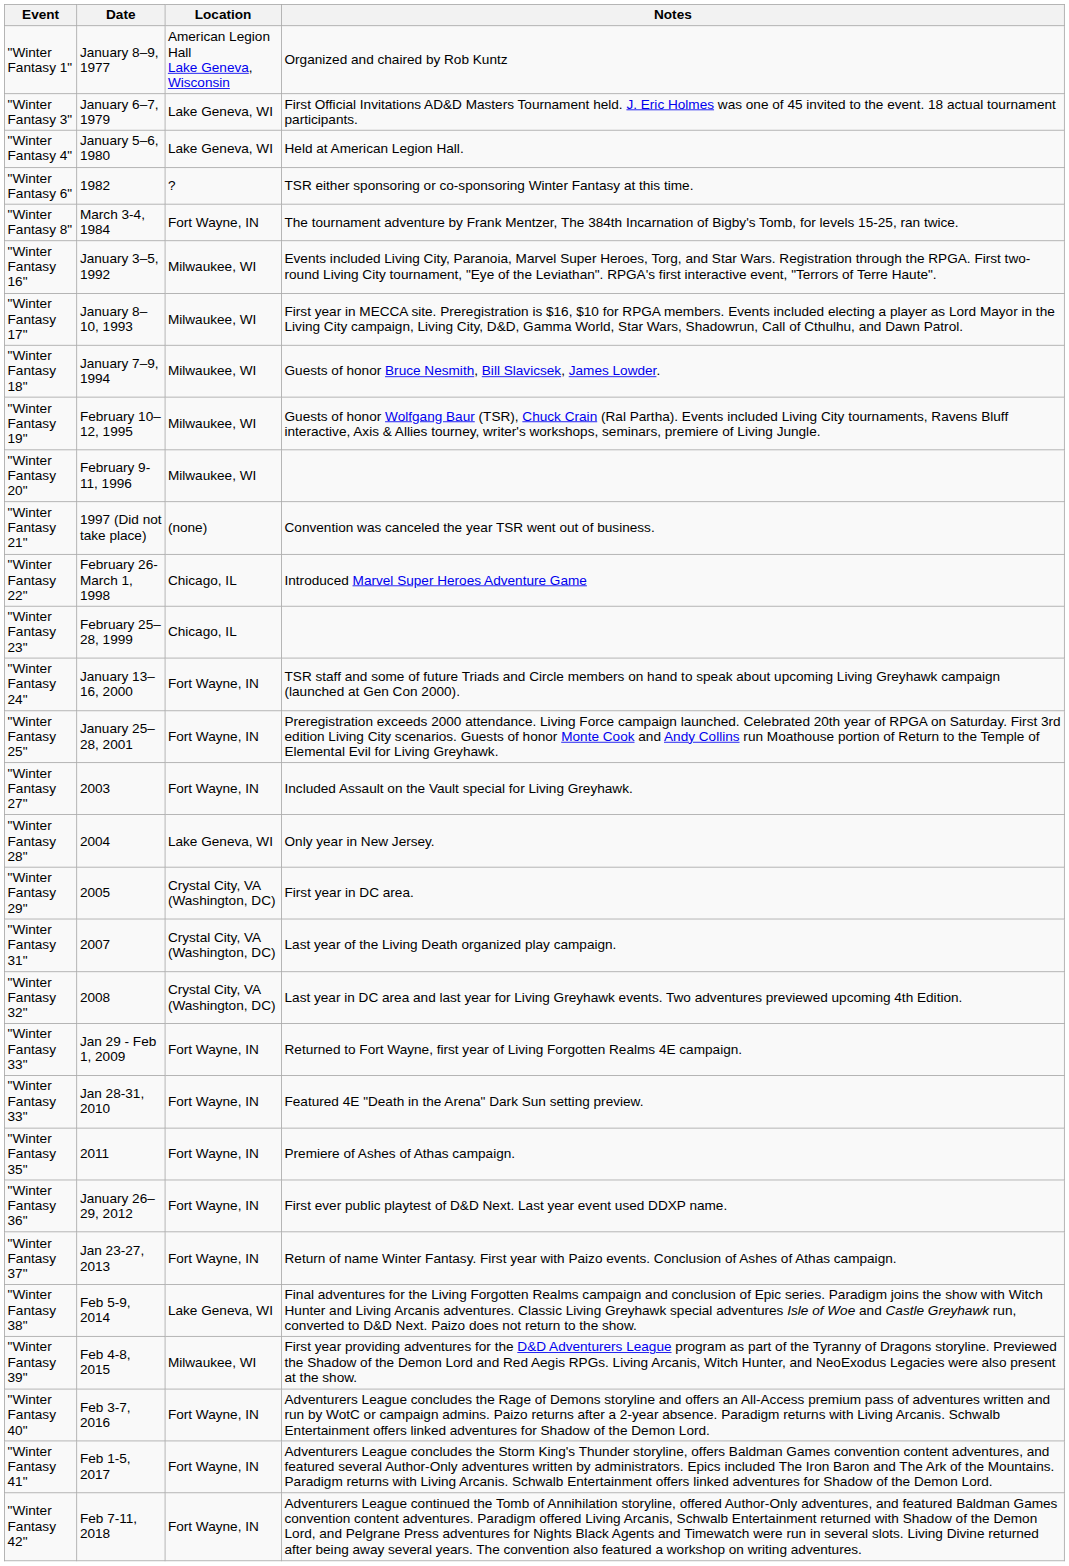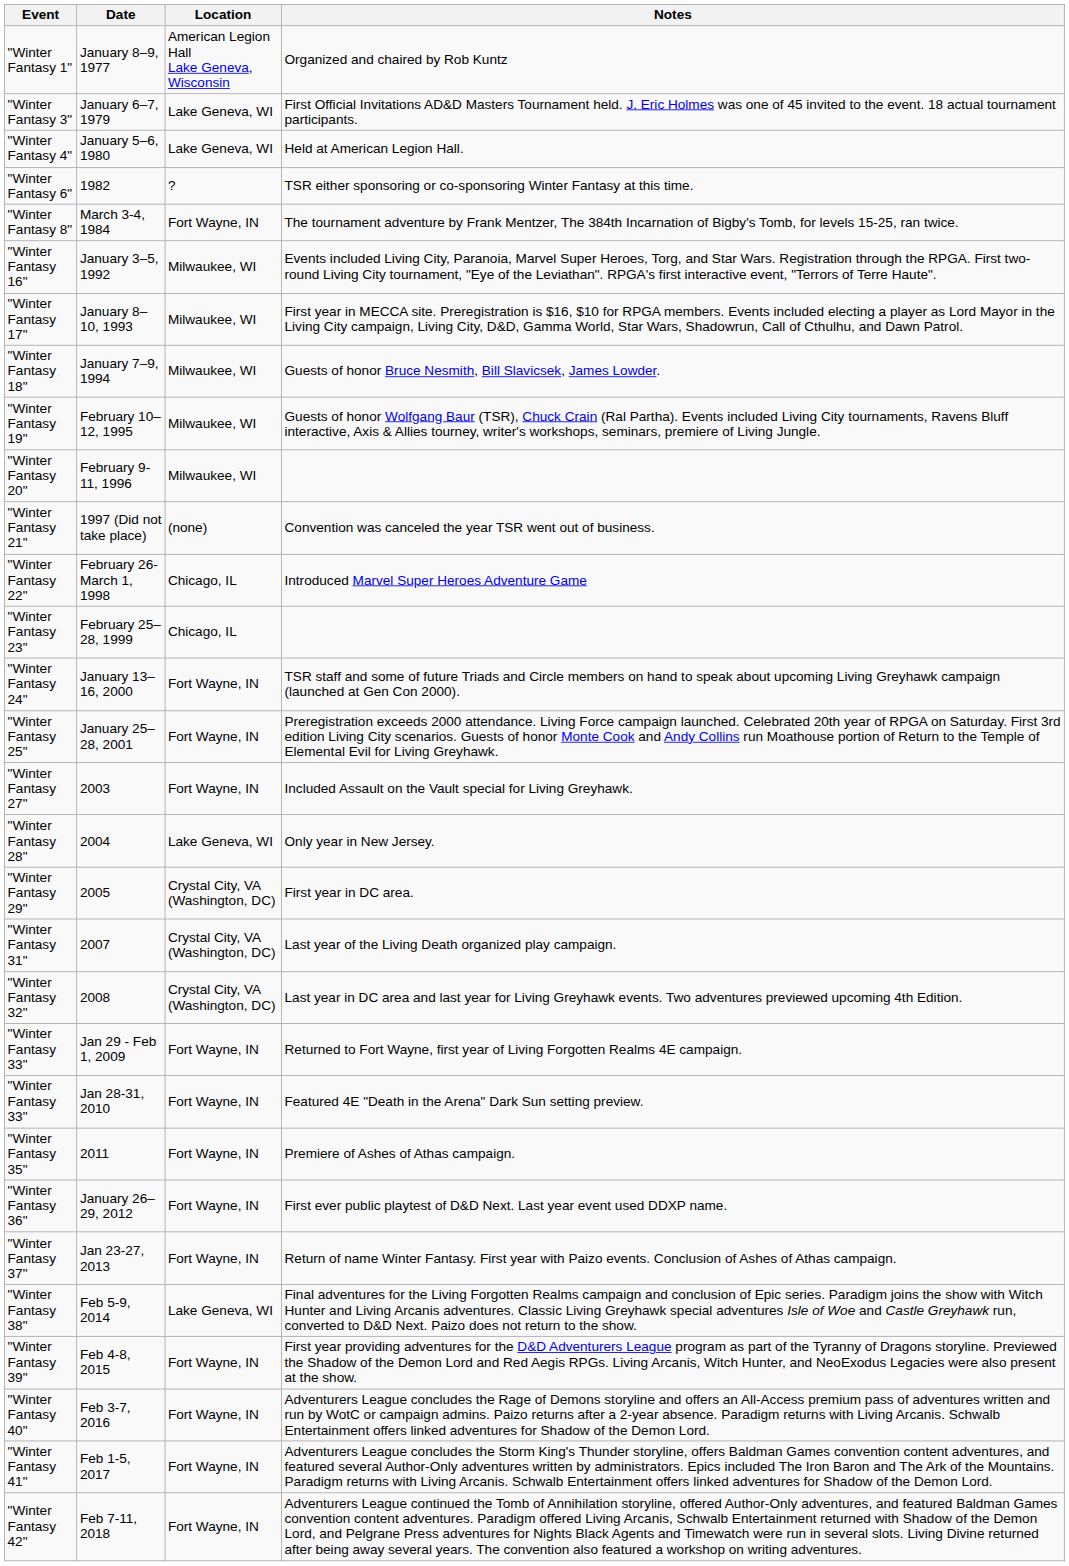(212, 1362) Milwaukee, WI -> (213, 1362) Fort Wayne, IN
